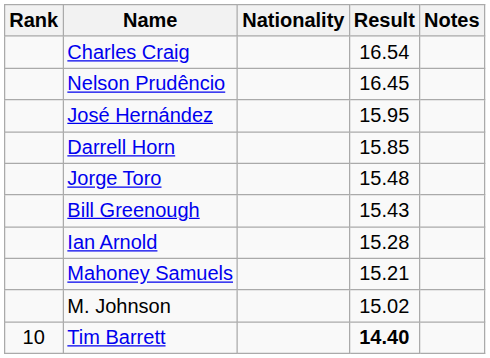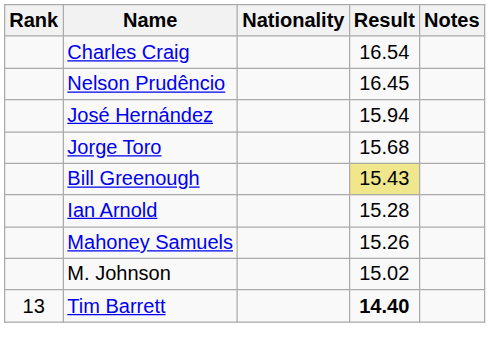(384, 115) 15.95 -> (384, 115) 15.94
- row: (121, 147)
(384, 178) 15.48 -> (384, 147) 15.68
(384, 210) no background -> (384, 178) khaki background
(384, 274) 15.21 -> (384, 242) 15.26
(34, 337) 10 -> (34, 305) 13
